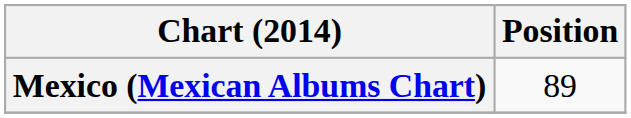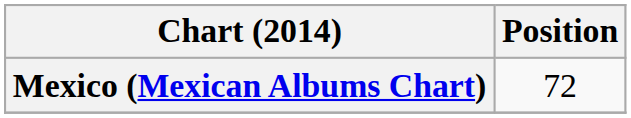(560, 84) 89 -> (560, 84) 72
